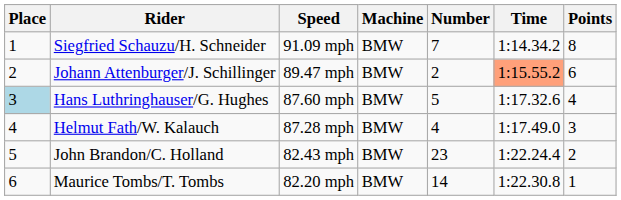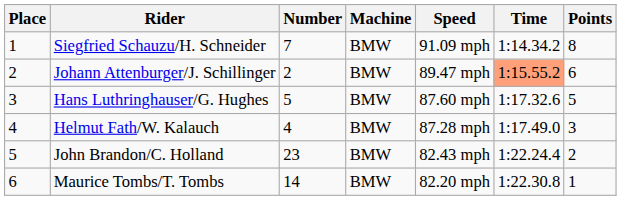columns swapped: (461, 18) <-> (319, 18)
(13, 100) lightblue background -> (13, 100) no background
(572, 100) 4 -> (572, 100) 5
